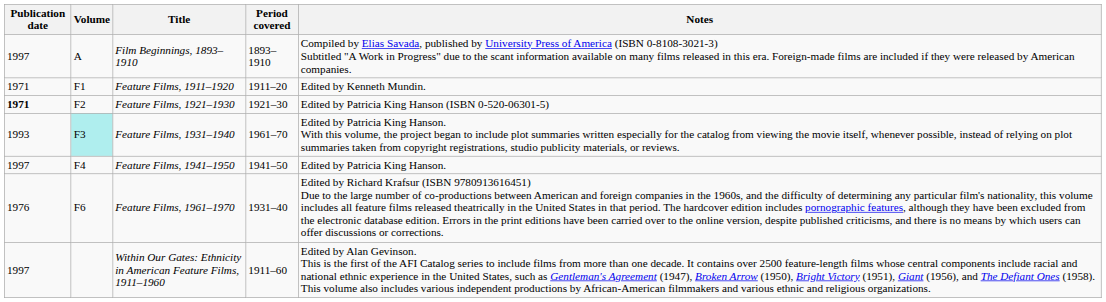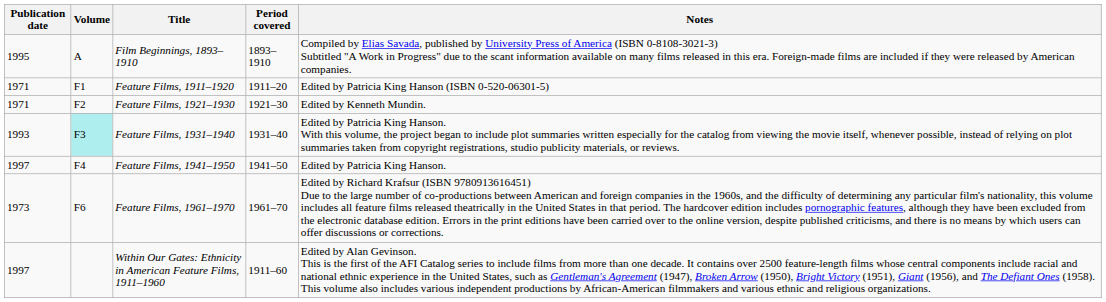(18, 56) 1997 -> (18, 56) 1995
(363, 86) Edited by Kenneth Mundin. -> (425, 86) Edited by Patricia King Hanson (ISBN 0-520-06301-5)
(18, 104) bold -> (18, 104) normal
(425, 104) Edited by Patricia King Hanson (ISBN 0-520-06301-5) -> (363, 104) Edited by Kenneth Mundin.
(268, 134) 1961–70 -> (268, 134) 1931–40
(18, 208) 1976 -> (18, 208) 1973
(268, 208) 1931–40 -> (268, 208) 1961–70
